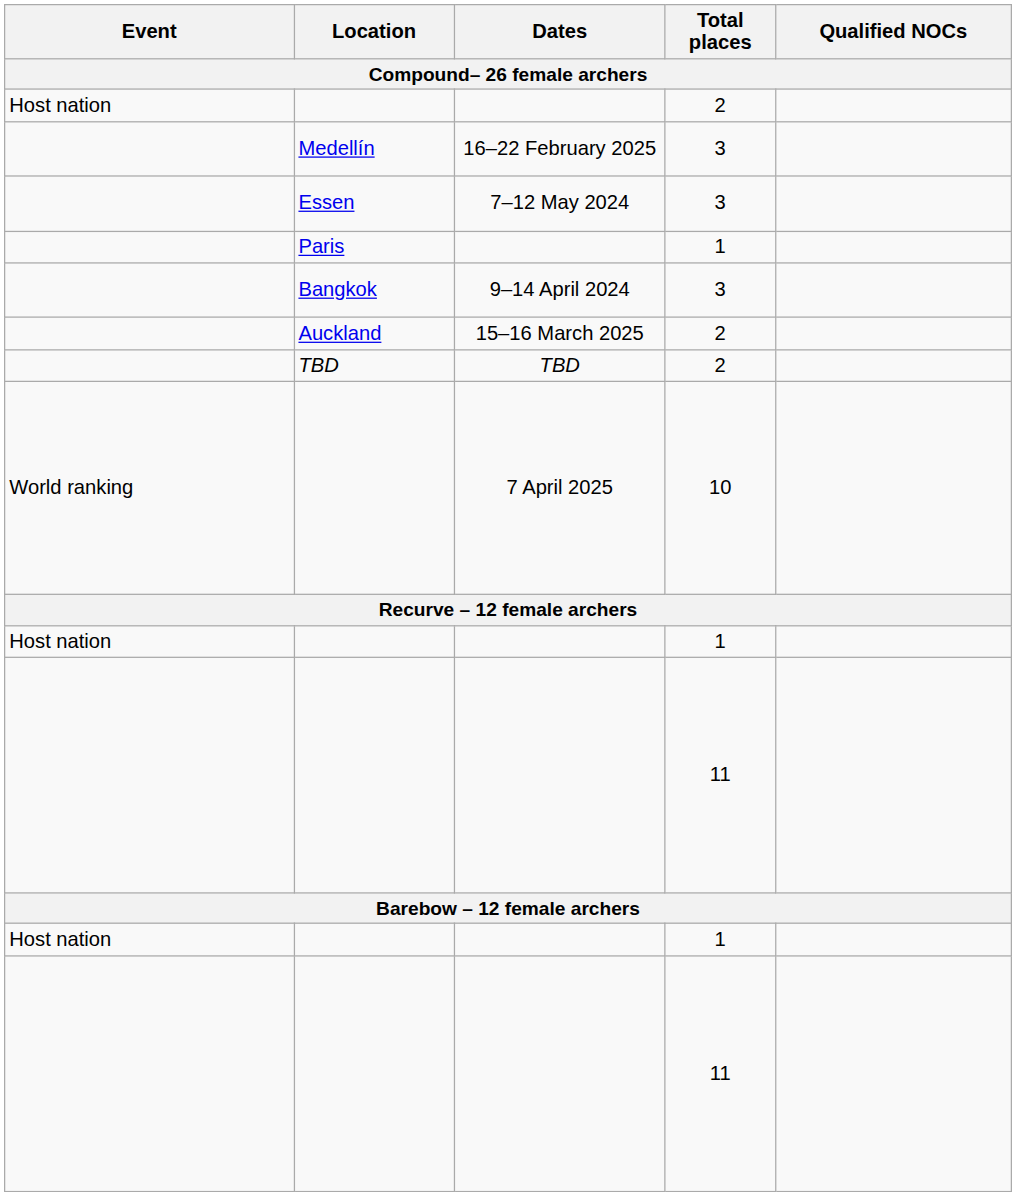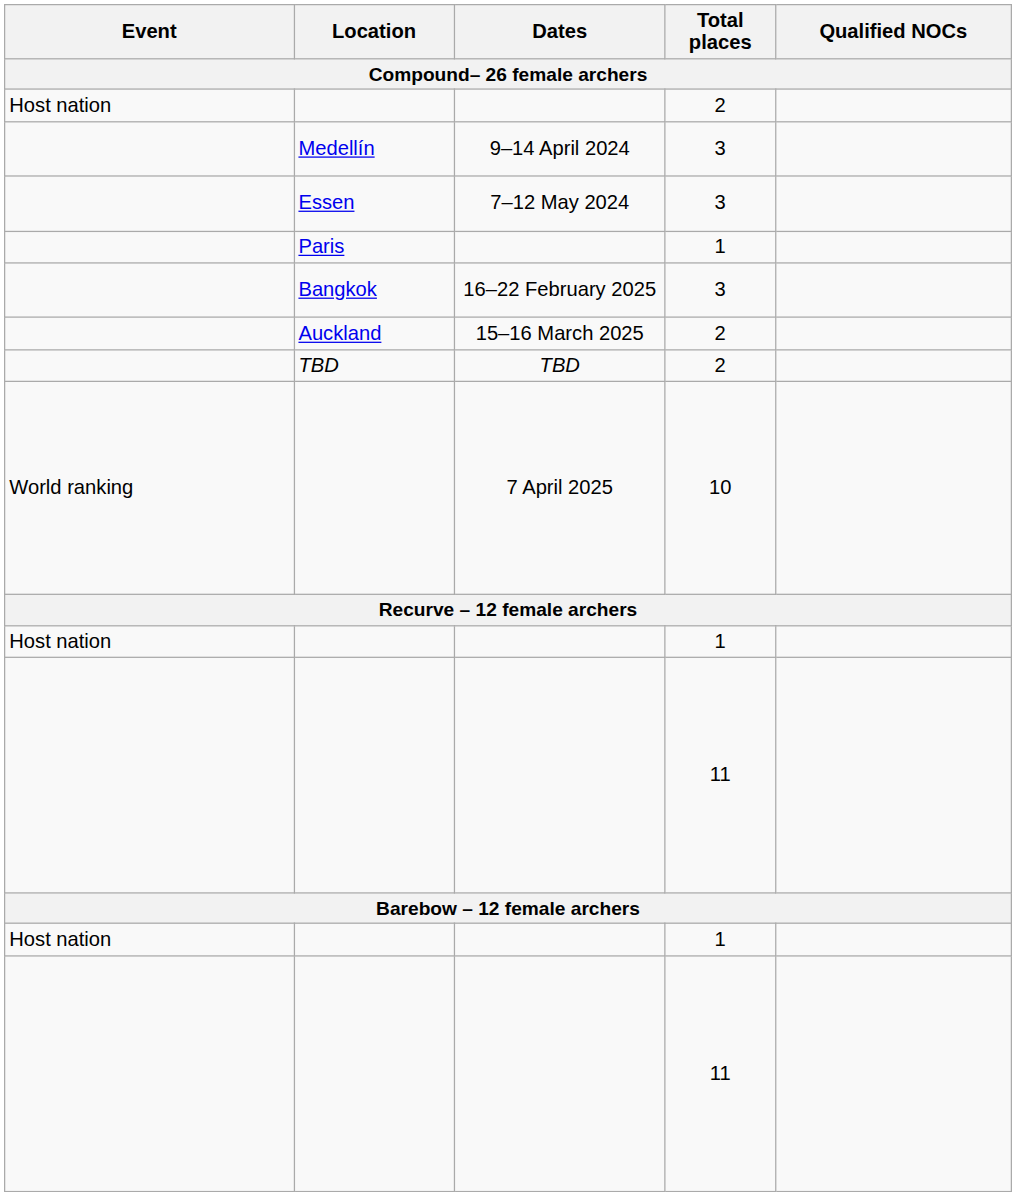(560, 148) 16–22 February 2025 -> (560, 148) 9–14 April 2024
(560, 290) 9–14 April 2024 -> (560, 290) 16–22 February 2025
